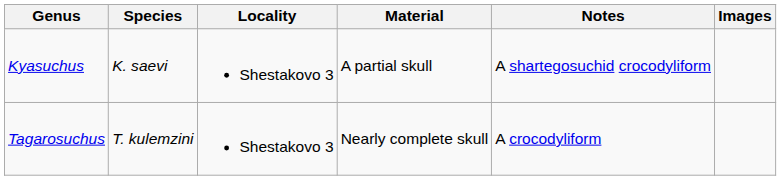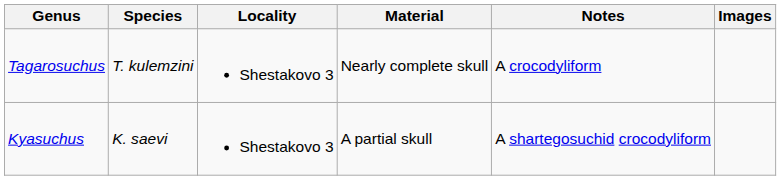rows swapped: (46, 65) <-> (57, 138)
